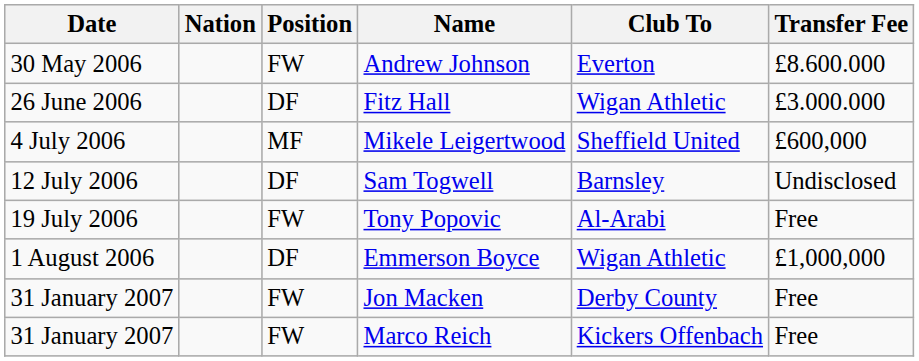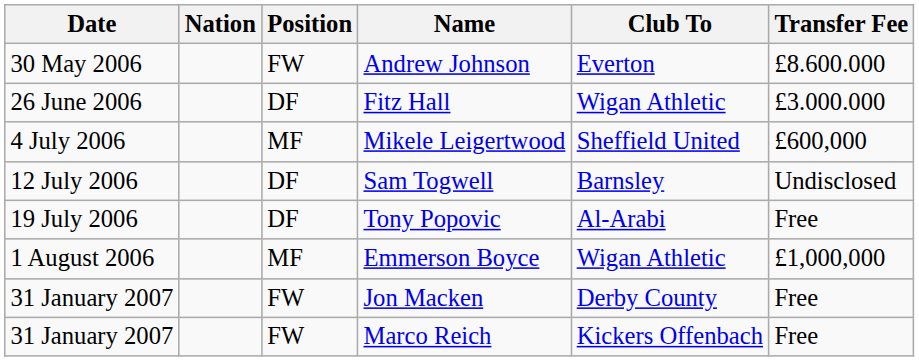(286, 219) FW -> (283, 219) DF
(283, 258) DF -> (285, 258) MF
